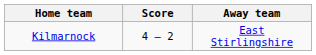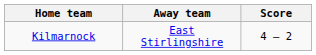columns swapped: (158, 13) <-> (252, 13)
